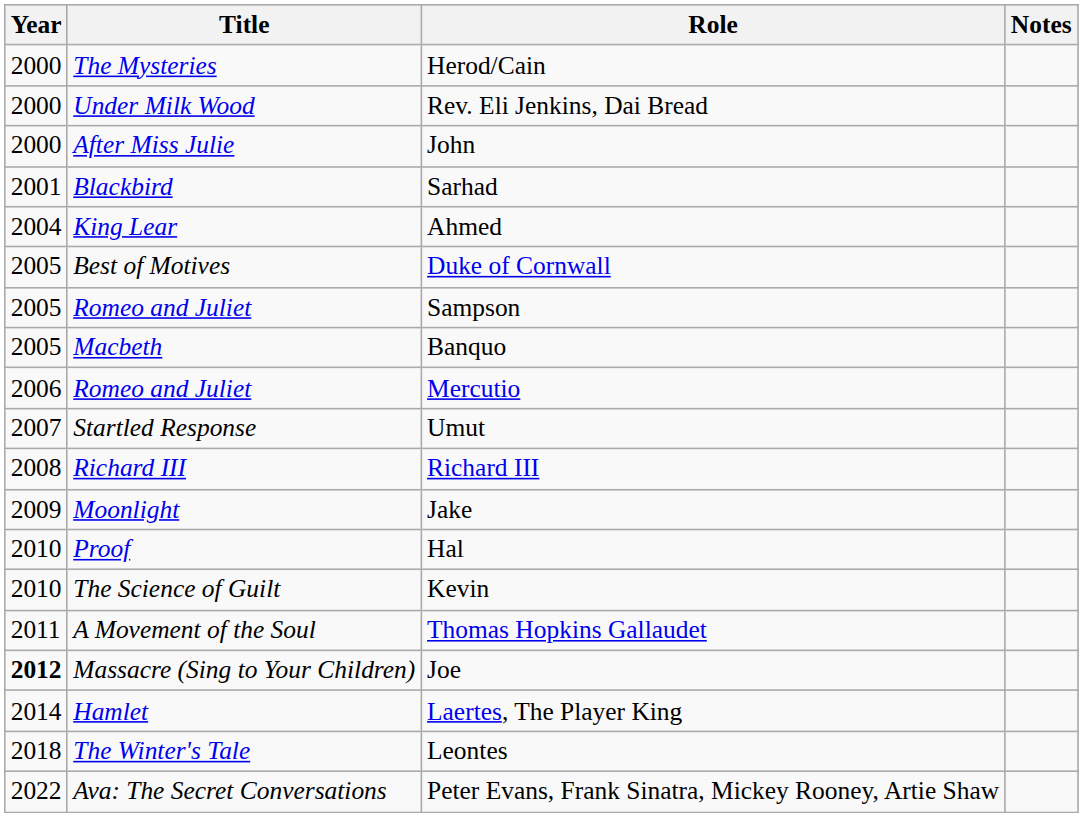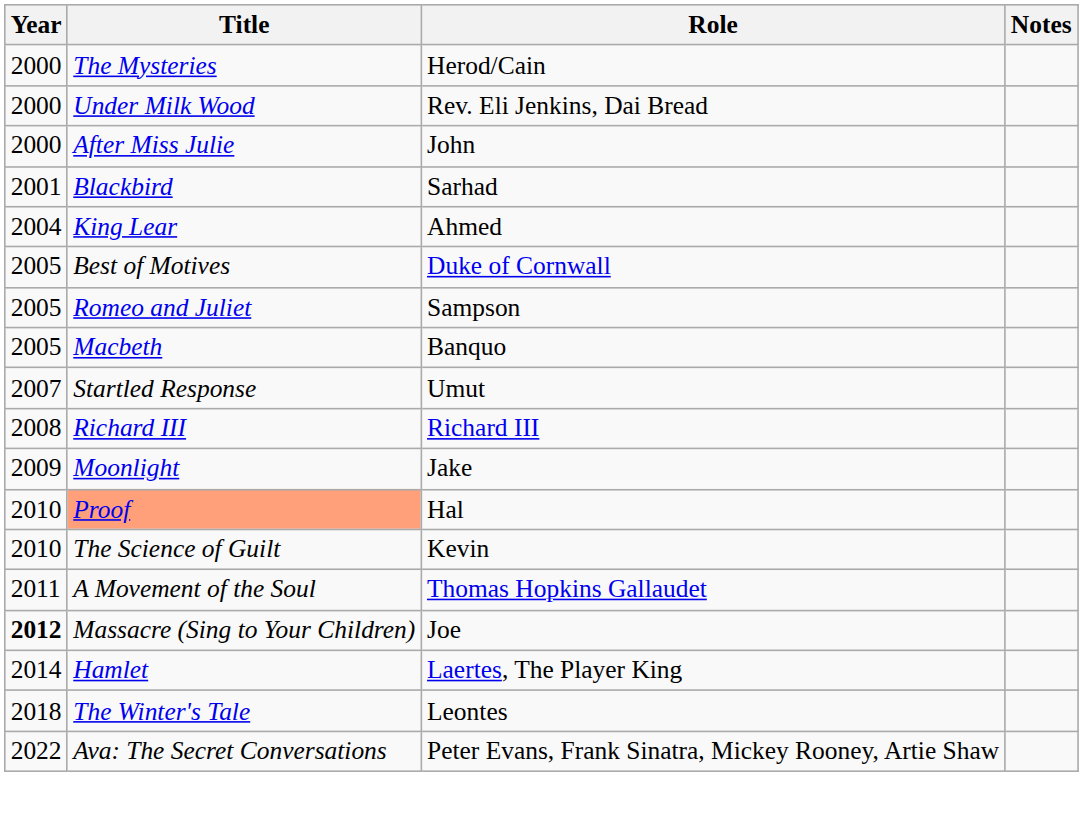- row: (474, 387)
(102, 549) no background -> (102, 508) lightsalmon background
